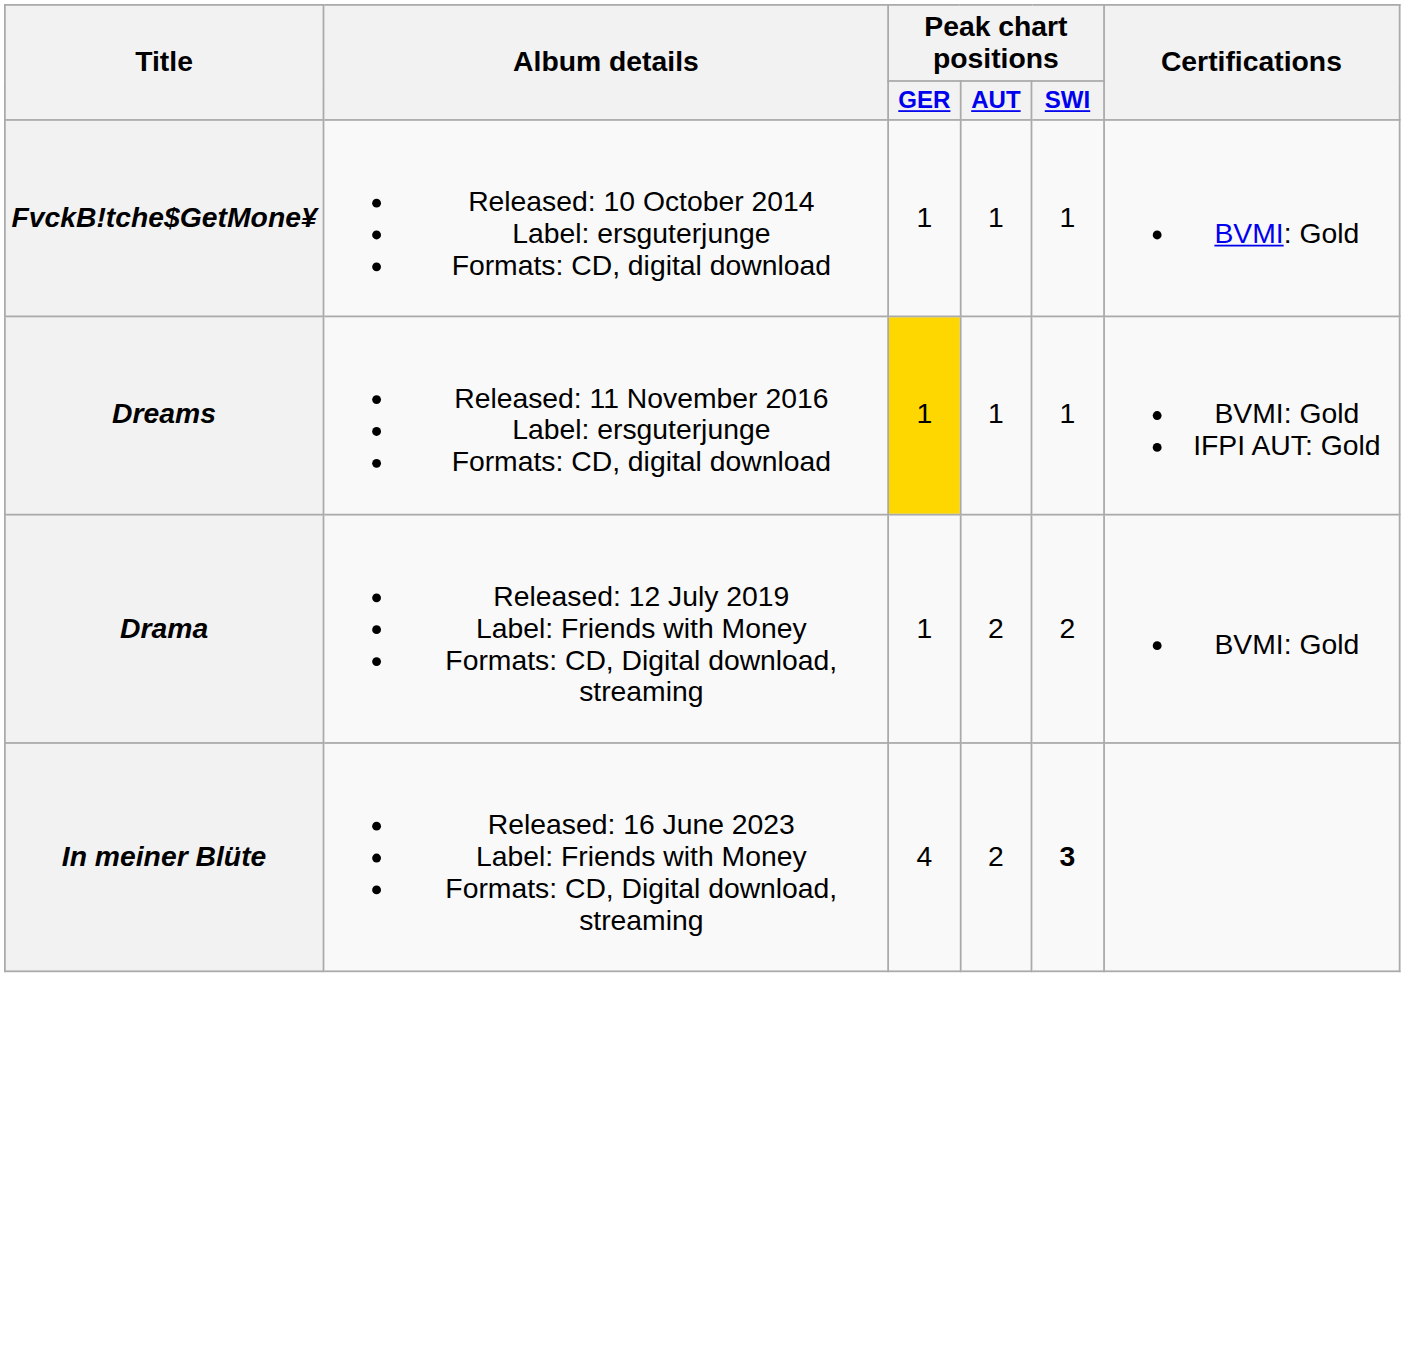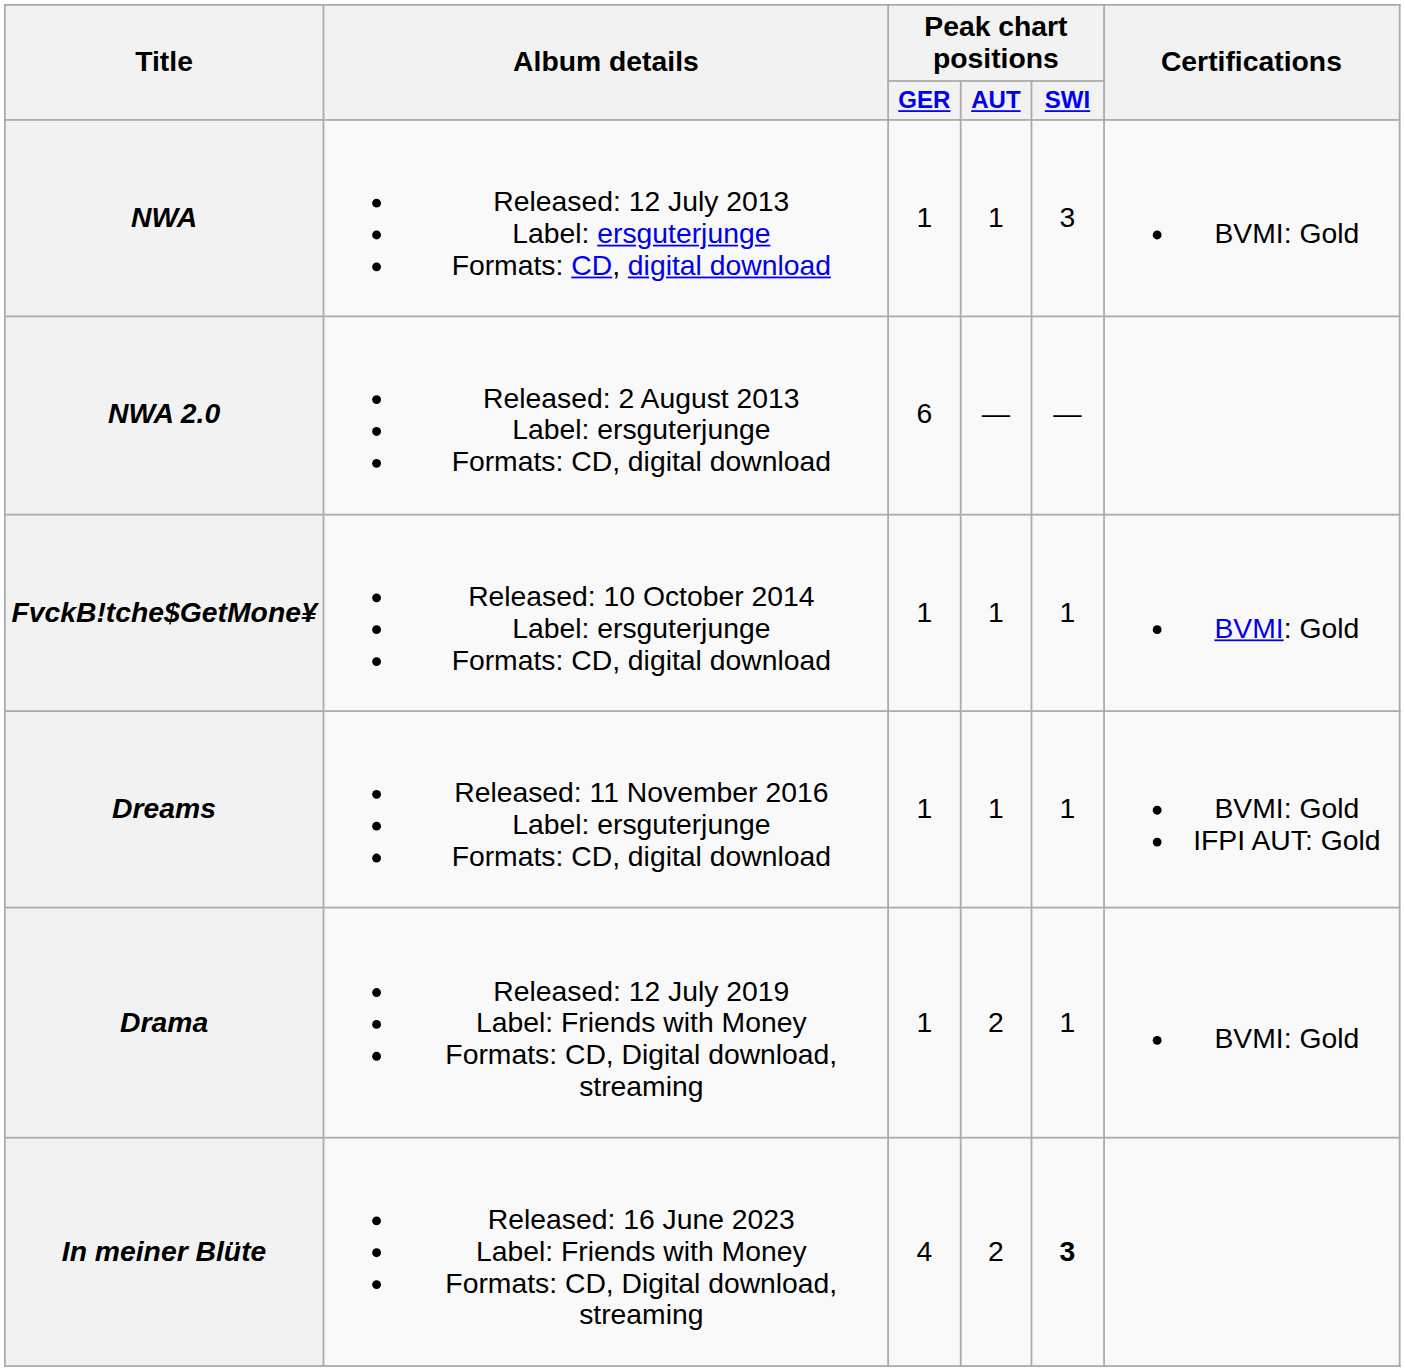+ row: (164, 217)
+ row: (164, 414)
(924, 414) gold background -> (924, 809) no background
(1067, 627) 2 -> (1067, 1022) 1
